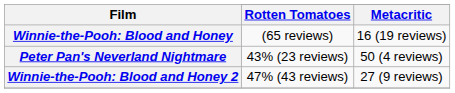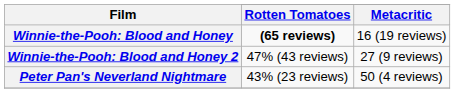(298, 35) normal -> (298, 35) bold
rows swapped: (123, 77) <-> (123, 56)
